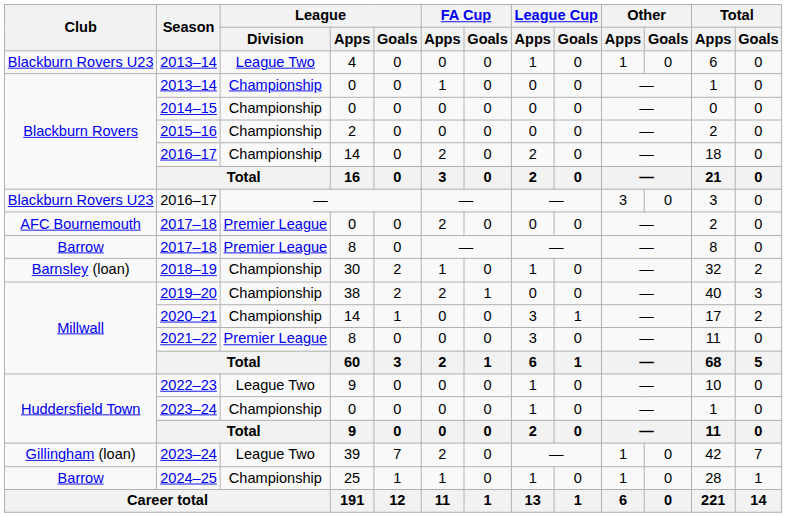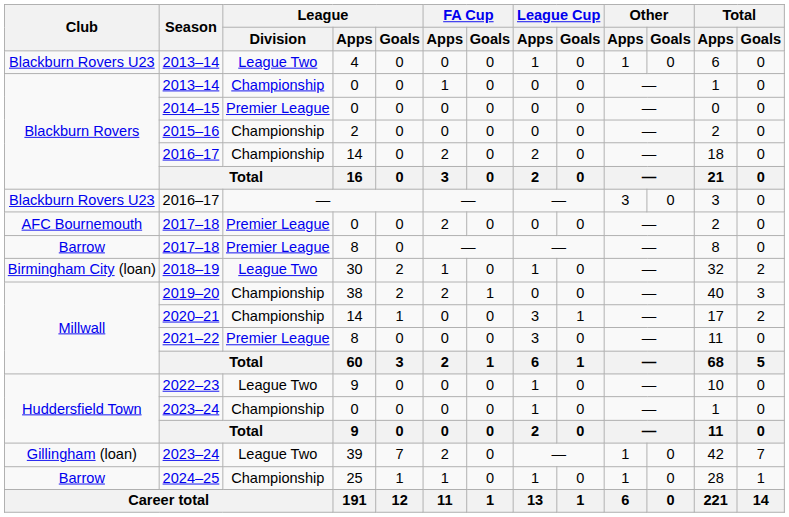(275, 108) Championship -> (278, 108) Premier League
(81, 270) Barnsley (loan) -> (82, 270) Birmingham City (loan)
(275, 270) Championship -> (278, 270) League Two
